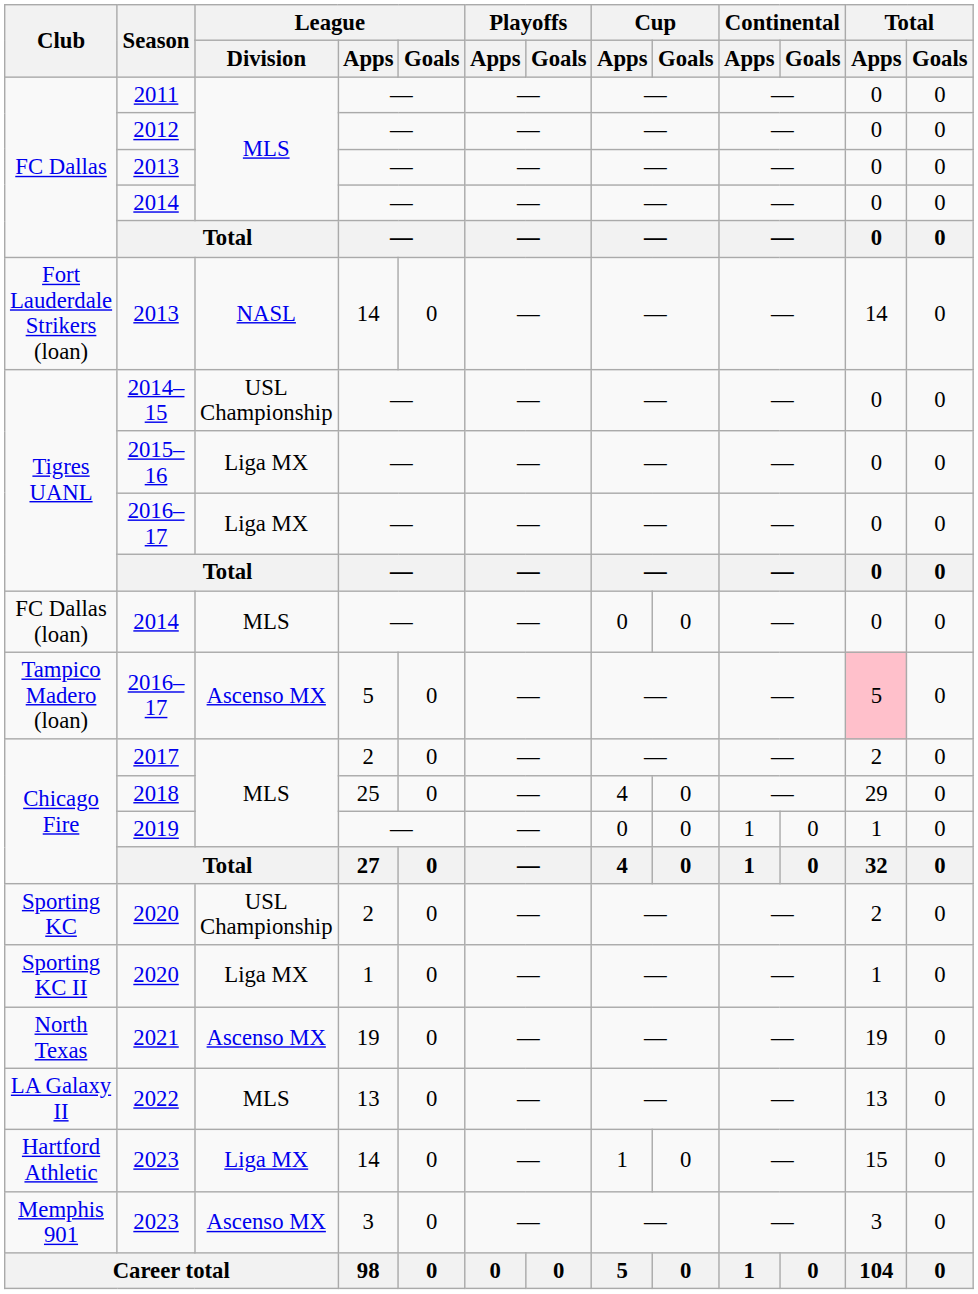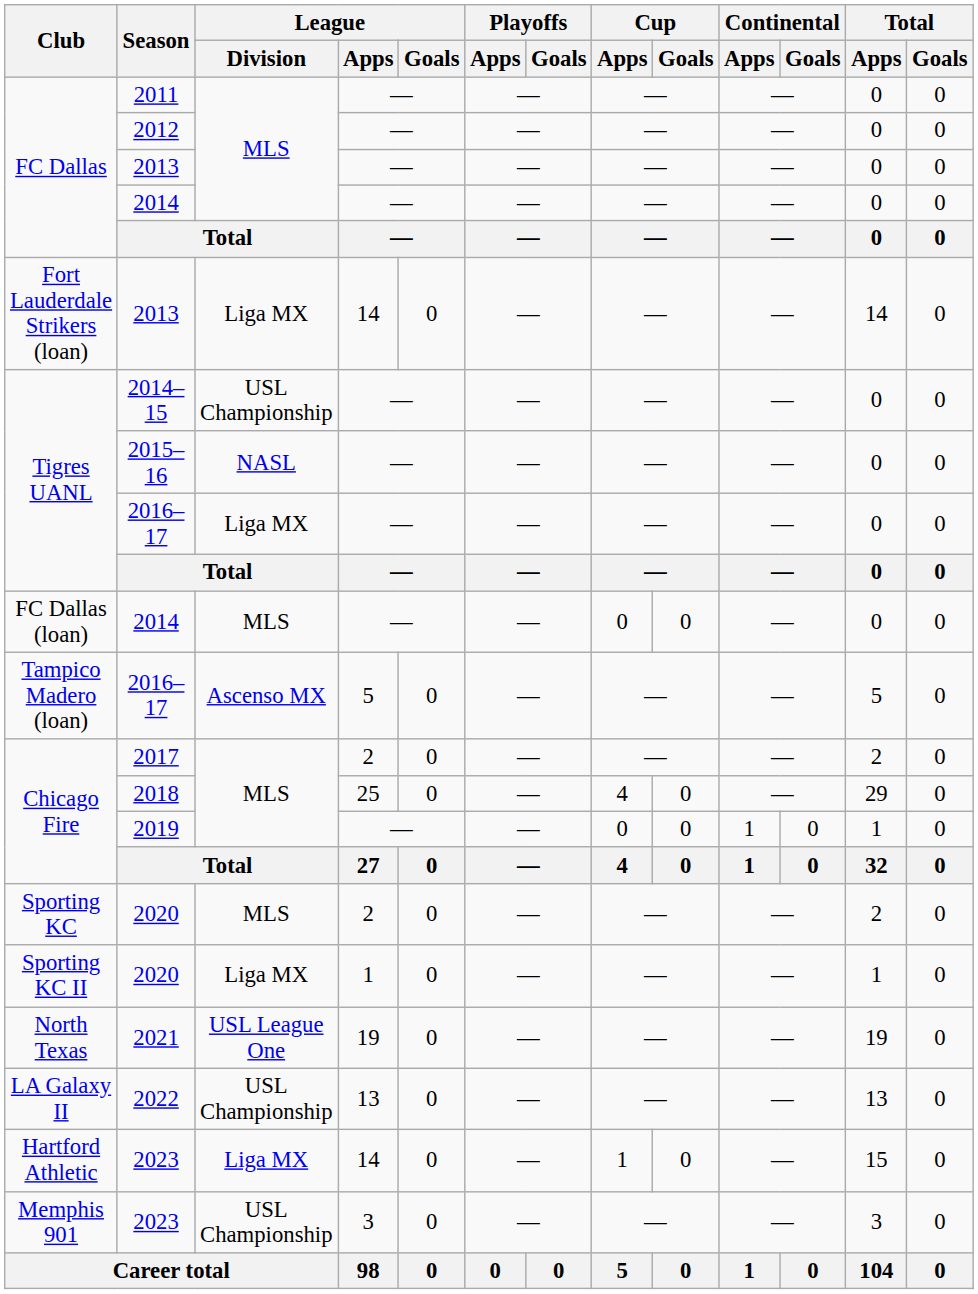(266, 313) NASL -> (266, 313) Liga MX
(266, 461) Liga MX -> (266, 461) NASL
(876, 695) pink background -> (876, 695) no background
(266, 913) USL Championship -> (266, 913) MLS
(266, 1037) Ascenso MX -> (266, 1037) USL League One
(266, 1098) MLS -> (266, 1098) USL Championship
(266, 1221) Ascenso MX -> (266, 1221) USL Championship
